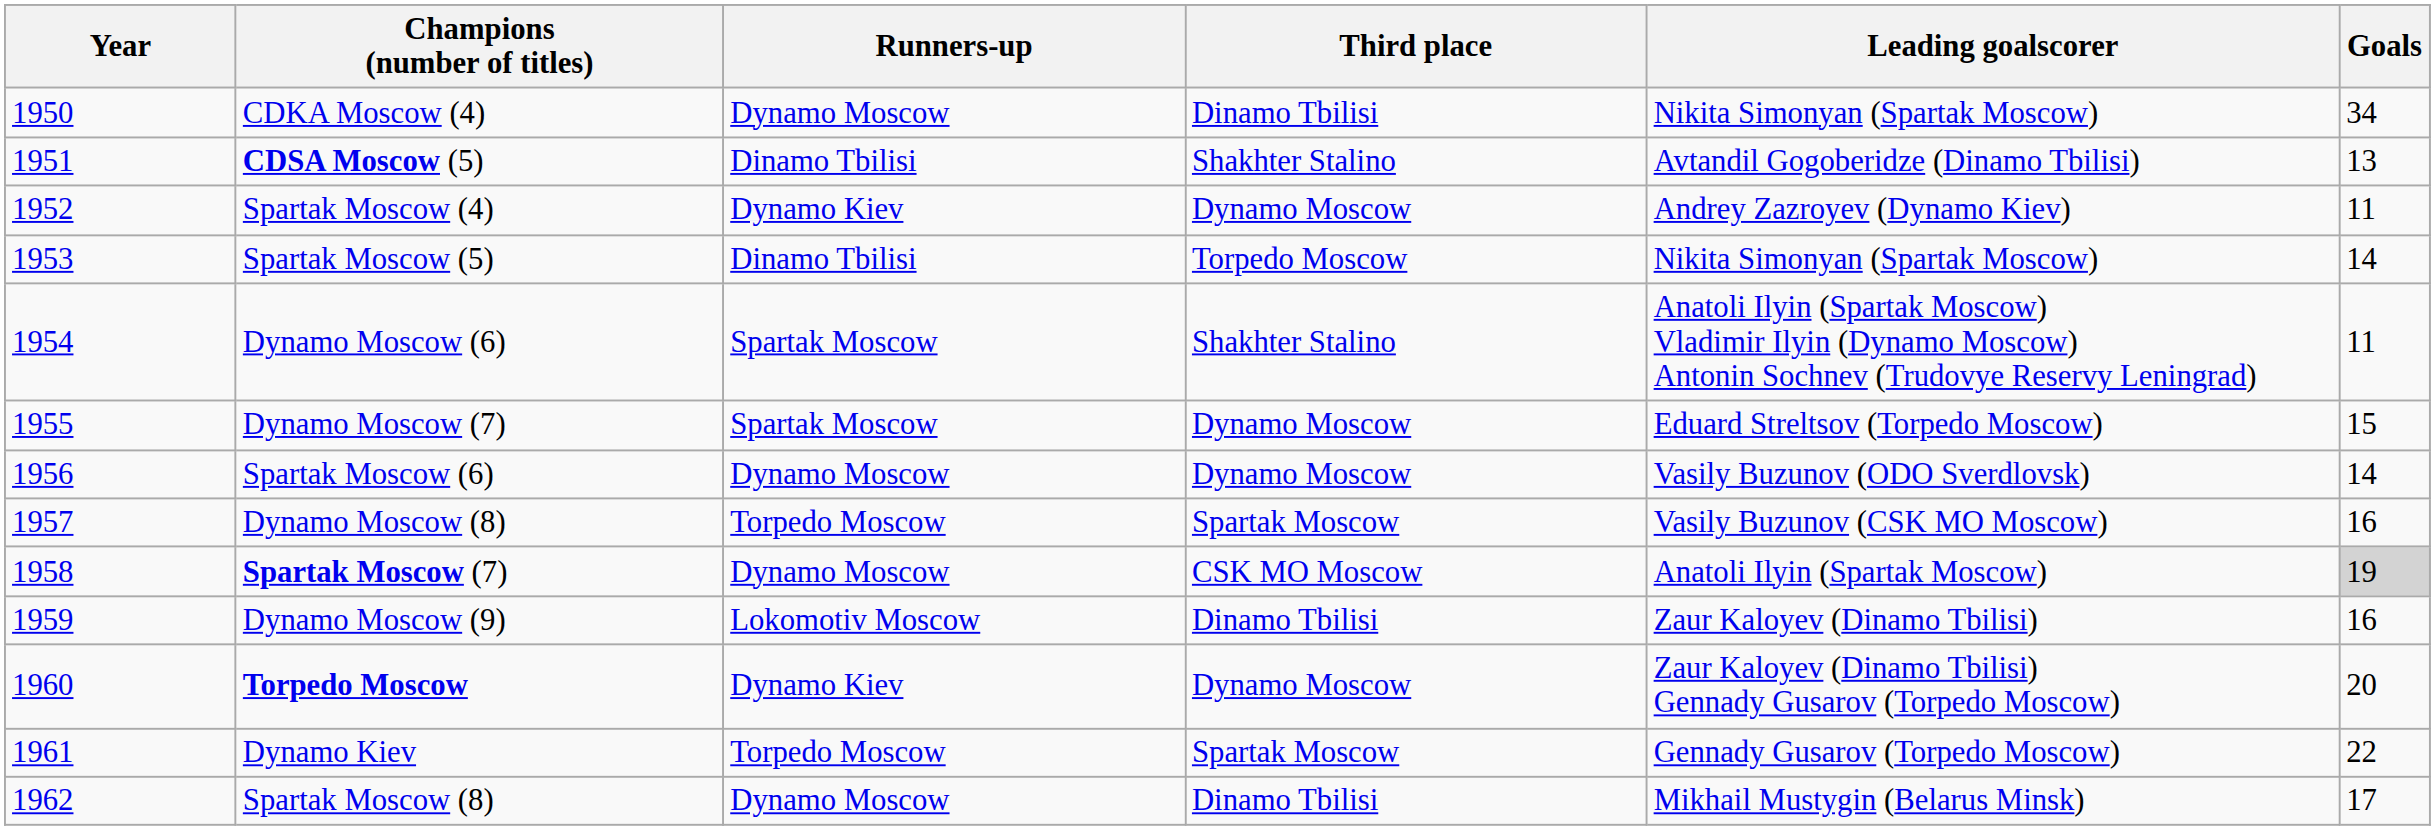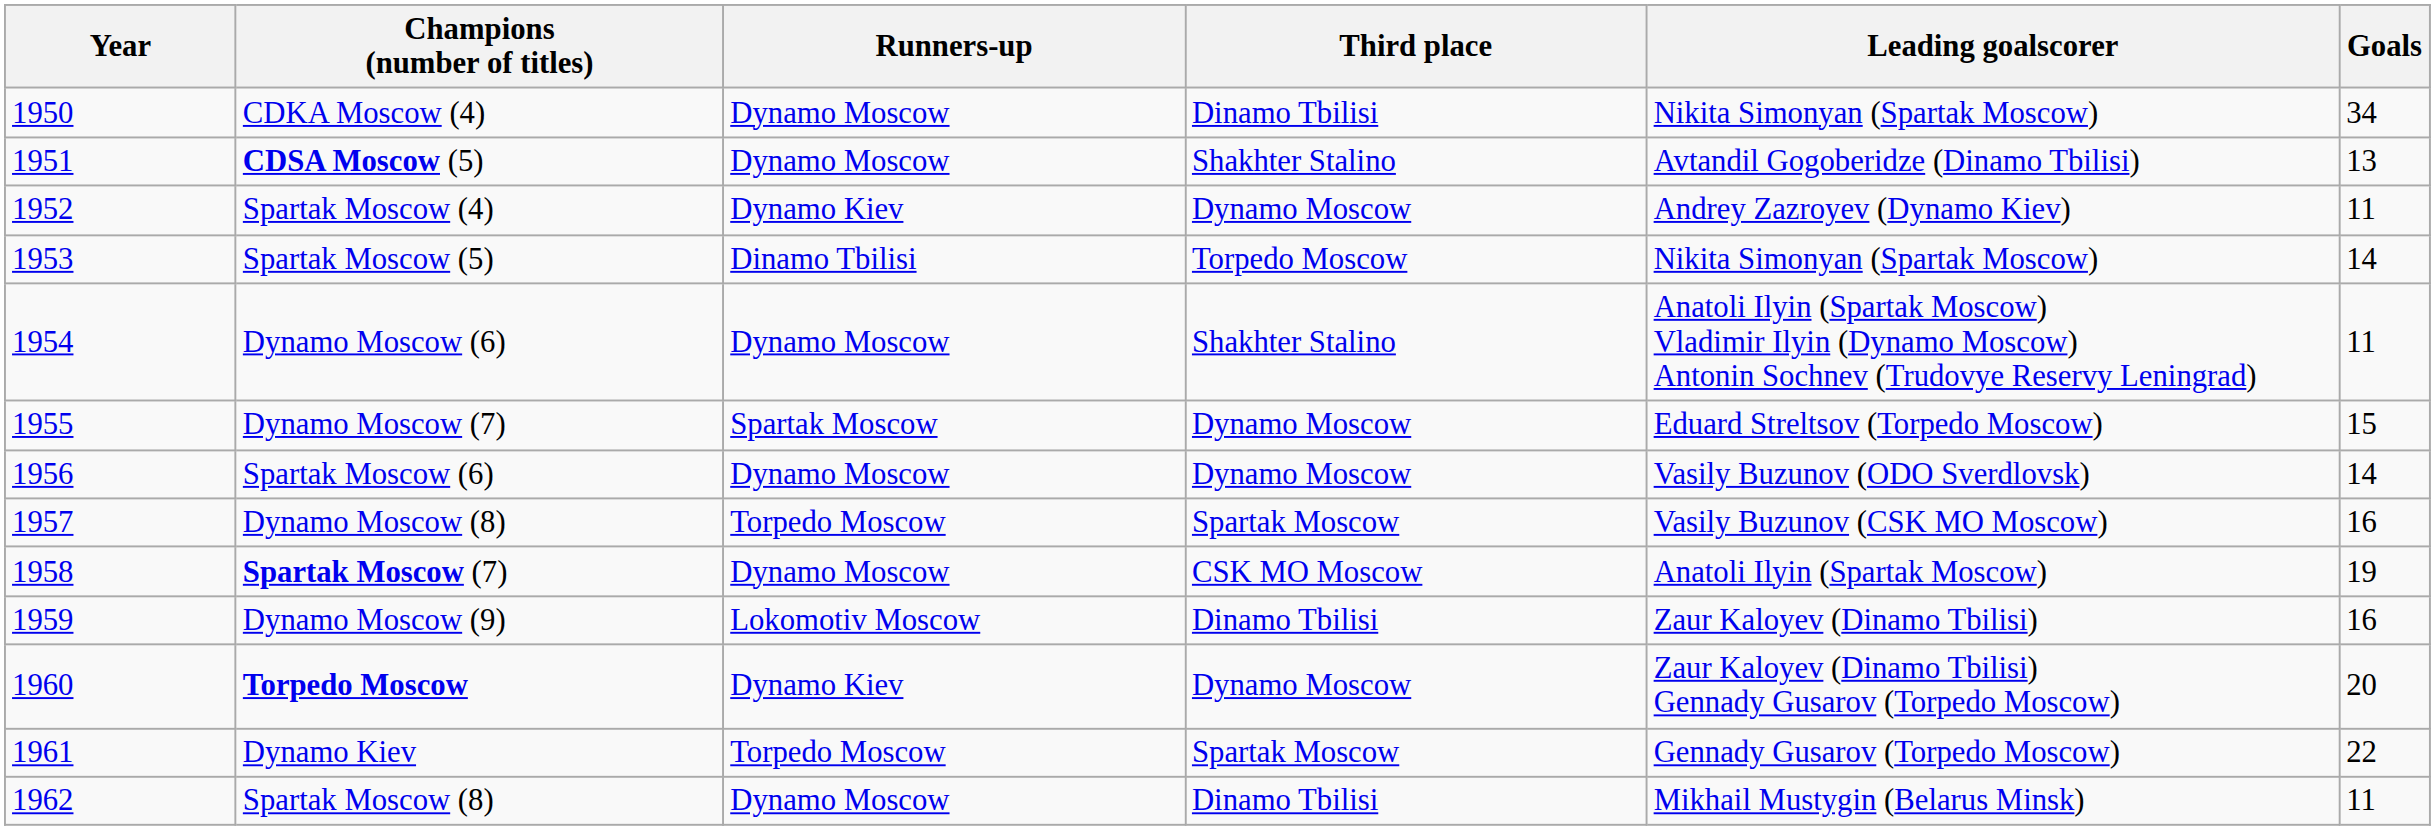(823, 160) Dinamo Tbilisi -> (840, 160) Dynamo Moscow
(834, 341) Spartak Moscow -> (840, 341) Dynamo Moscow
(2362, 571) lightgrey background -> (2362, 571) no background
(2362, 800) 17 -> (2361, 800) 11
